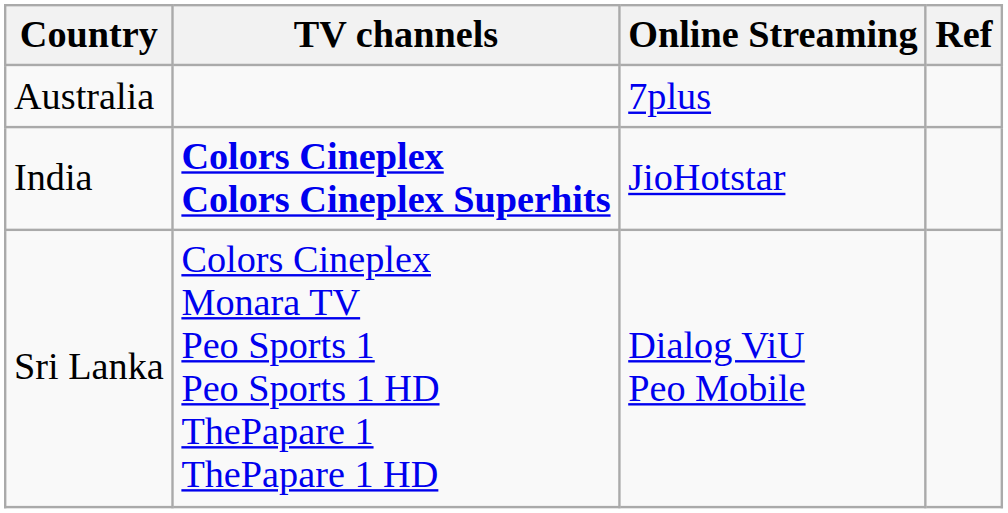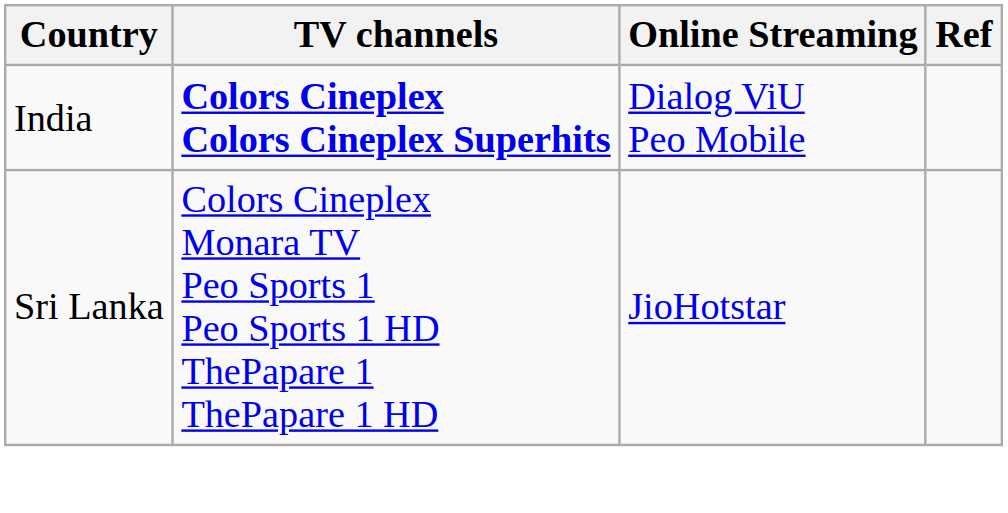- row: (84, 95)
(707, 177) JioHotstar -> (717, 116) Dialog ViU Peo Mobile
(717, 367) Dialog ViU Peo Mobile -> (707, 306) JioHotstar
